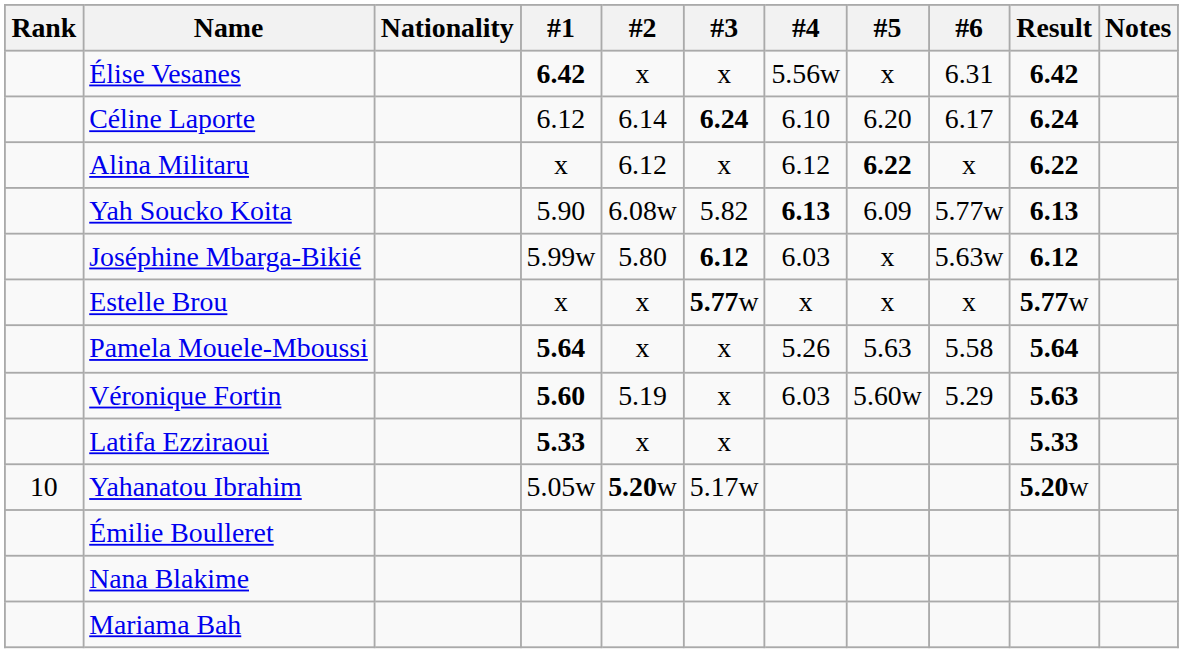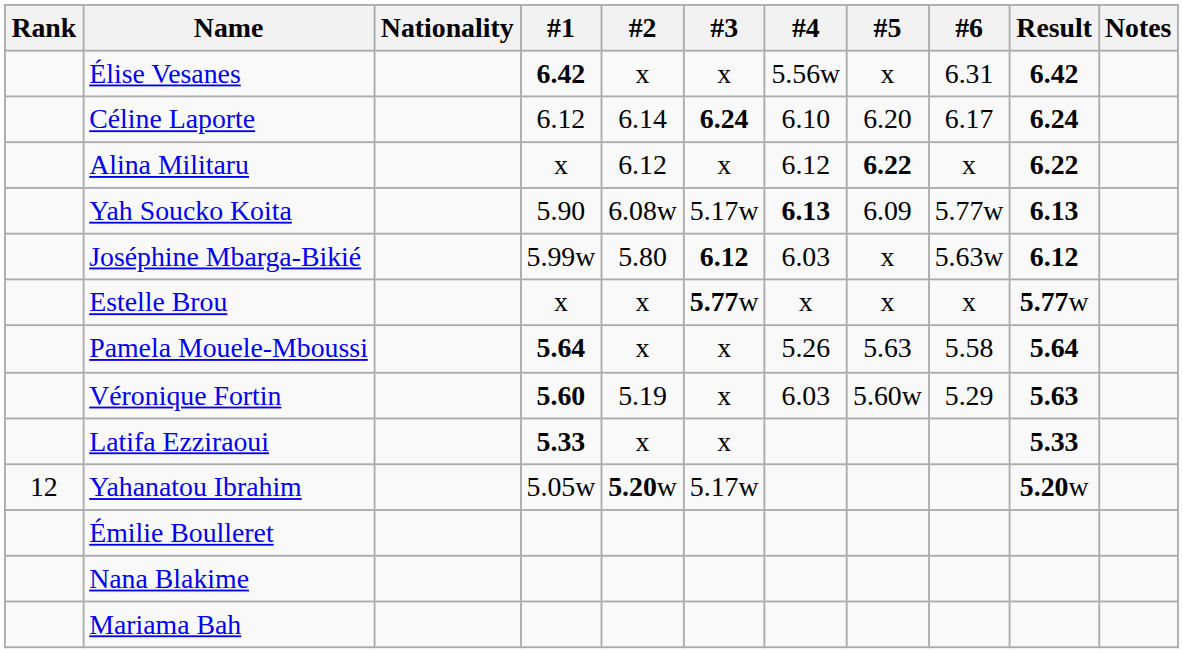(724, 211) 5.82 -> (724, 211) 5.17w
(44, 486) 10 -> (44, 486) 12
